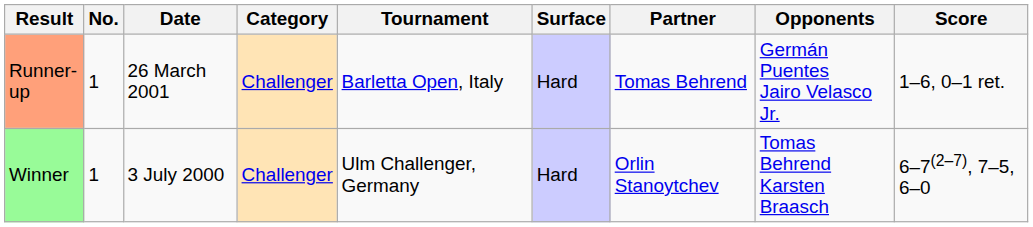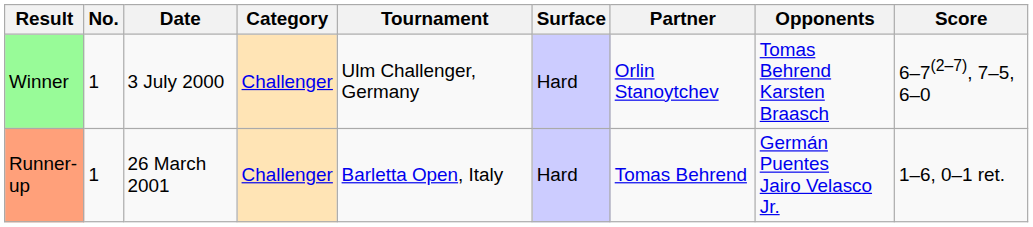rows swapped: (39, 174) <-> (43, 81)
